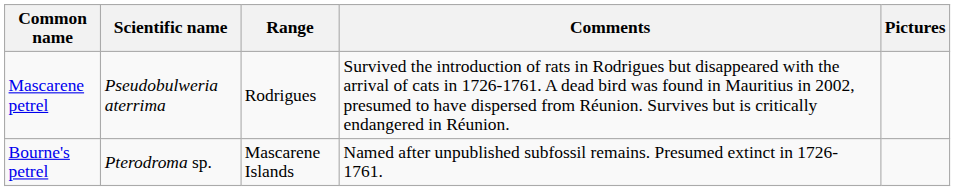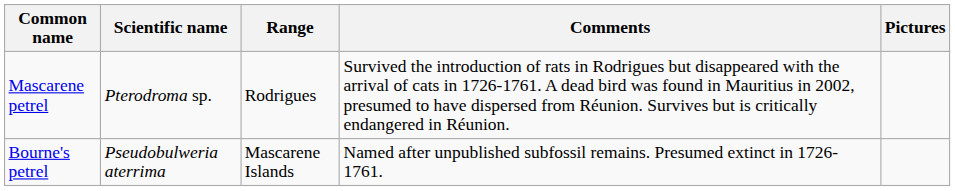(161, 95) Pseudobulweria aterrima -> (158, 95) Pterodroma sp.
(158, 161) Pterodroma sp. -> (161, 161) Pseudobulweria aterrima
